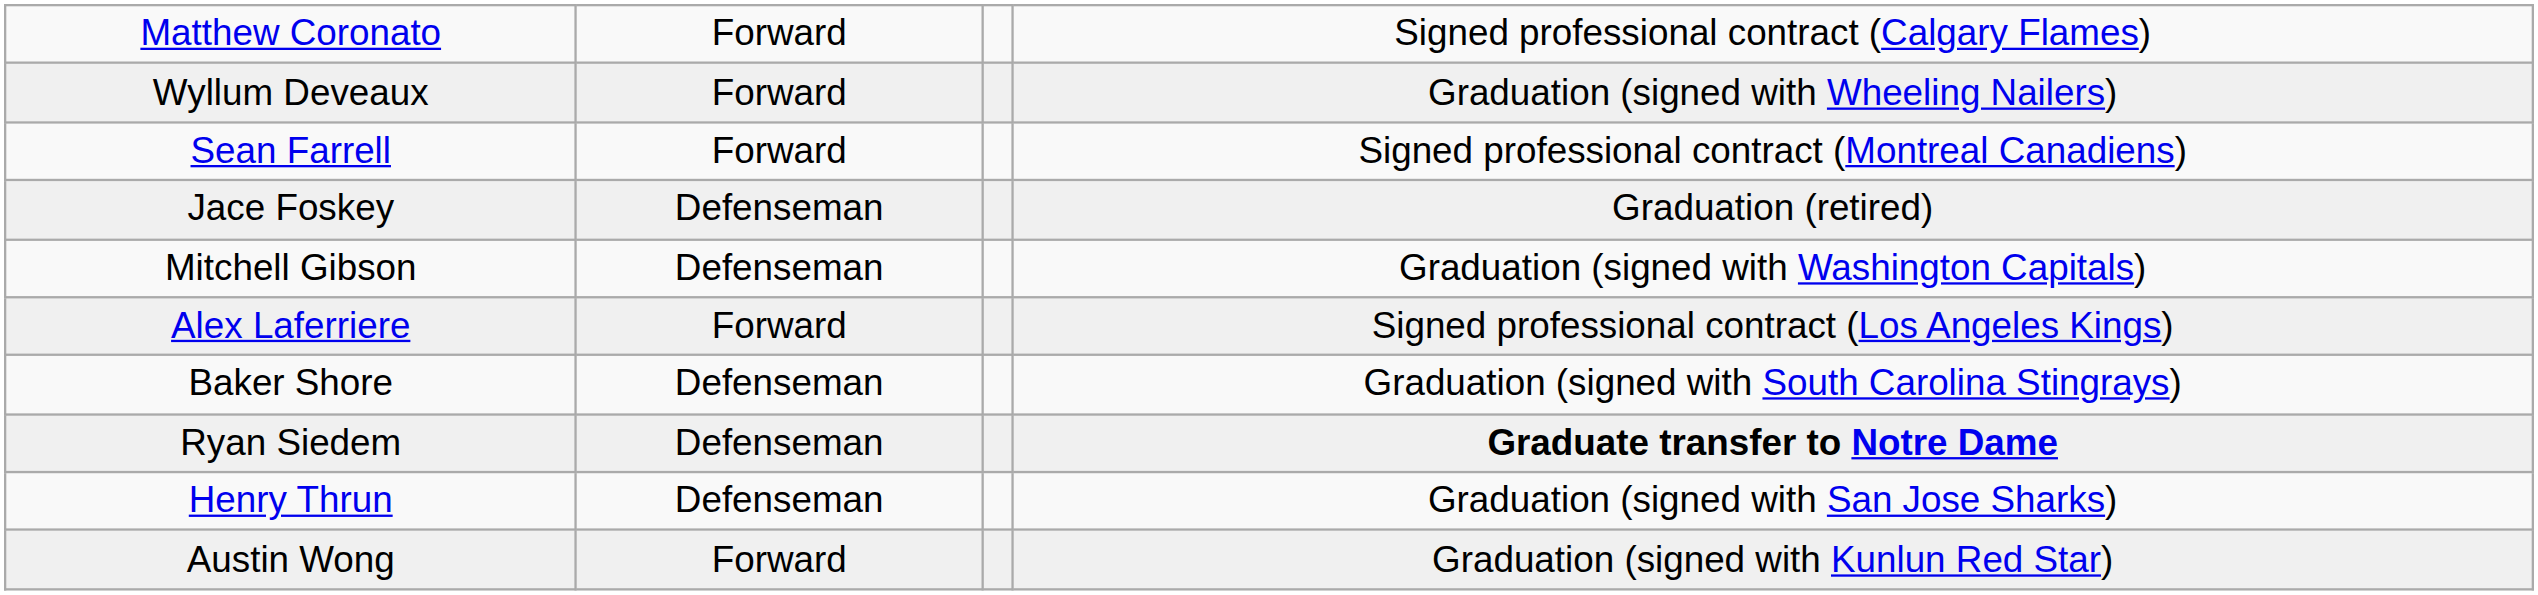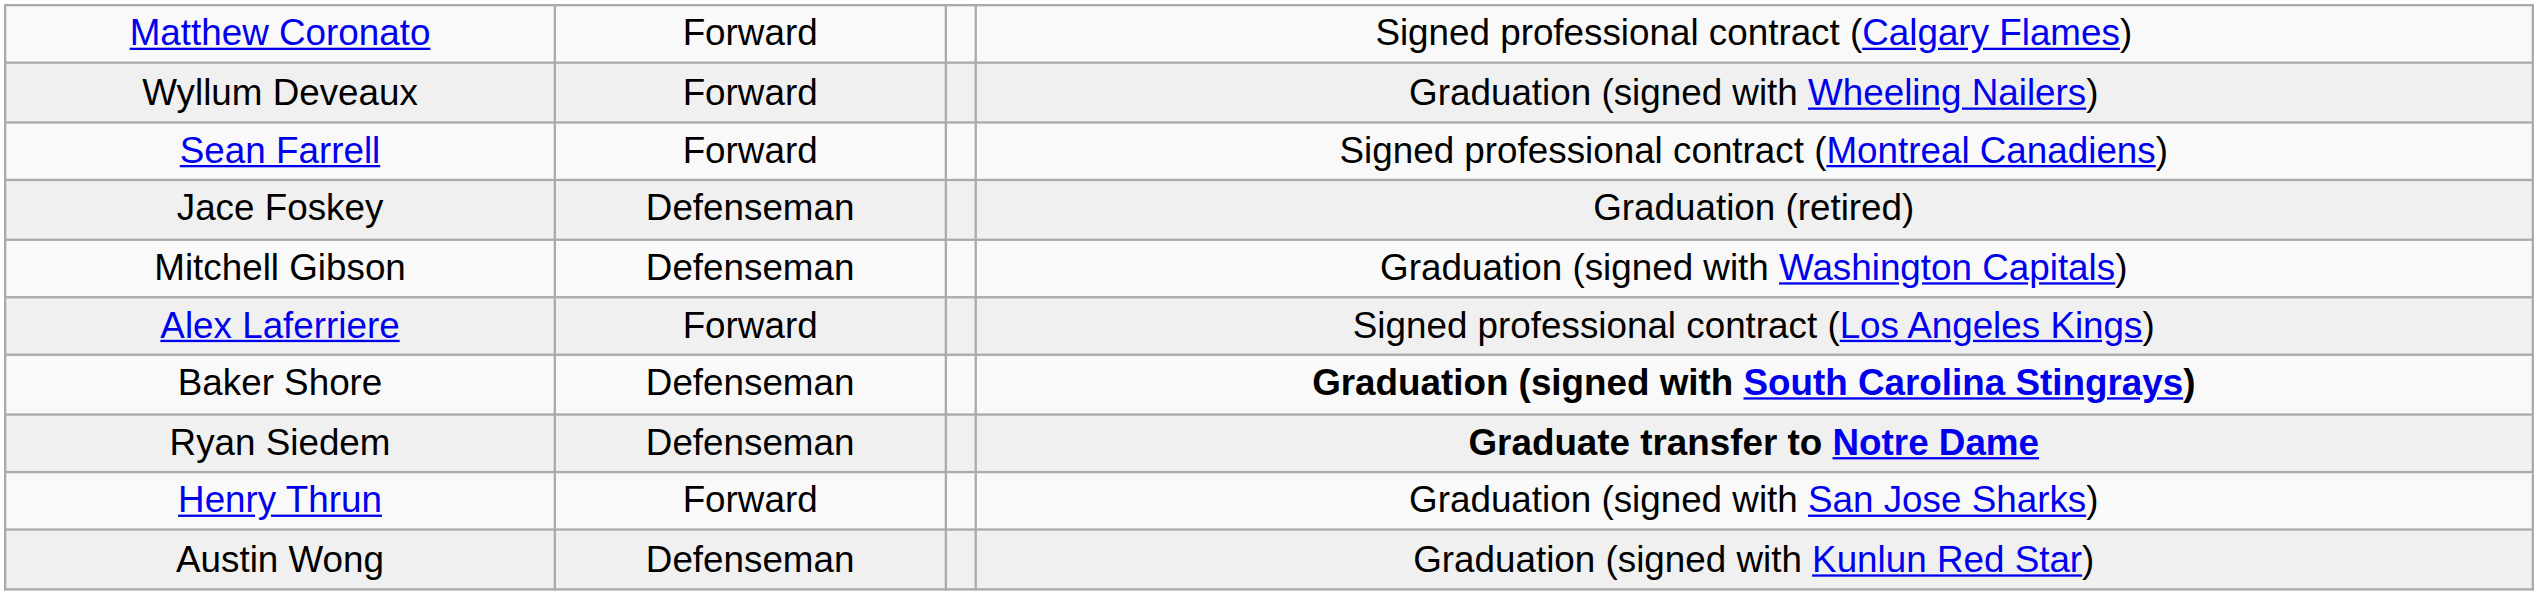(1773, 383) normal -> (1754, 383) bold
(779, 500) Defenseman -> (750, 500) Forward
(779, 558) Forward -> (750, 558) Defenseman
